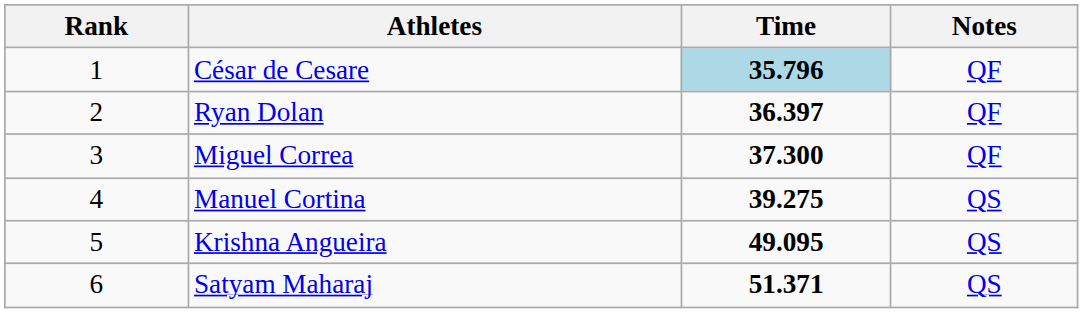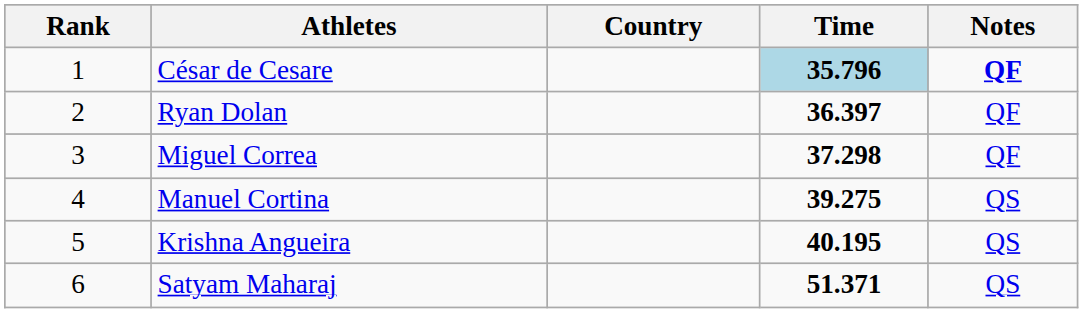+ column: (653, 26)
(984, 69) normal -> (1003, 69) bold
(786, 155) 37.300 -> (844, 155) 37.298
(786, 241) 49.095 -> (844, 241) 40.195
